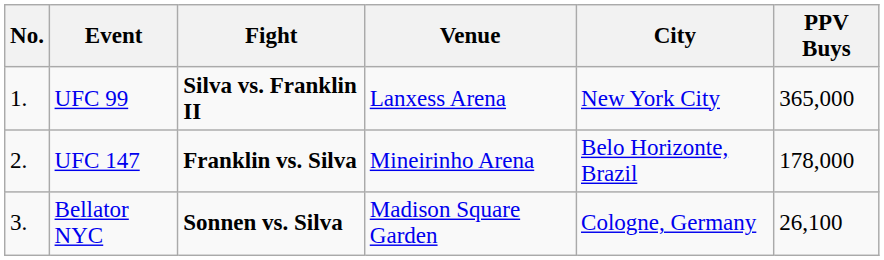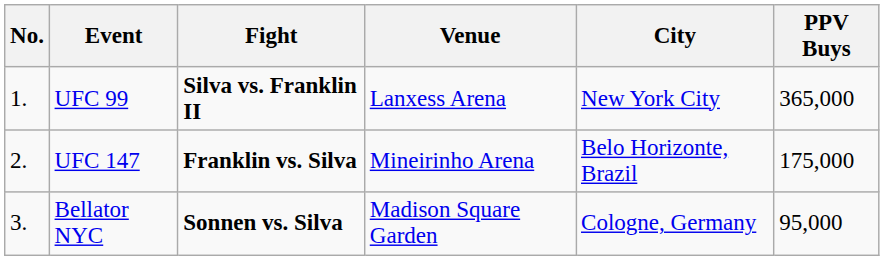(817, 160) 178,000 -> (817, 160) 175,000
(811, 223) 26,100 -> (811, 223) 95,000
